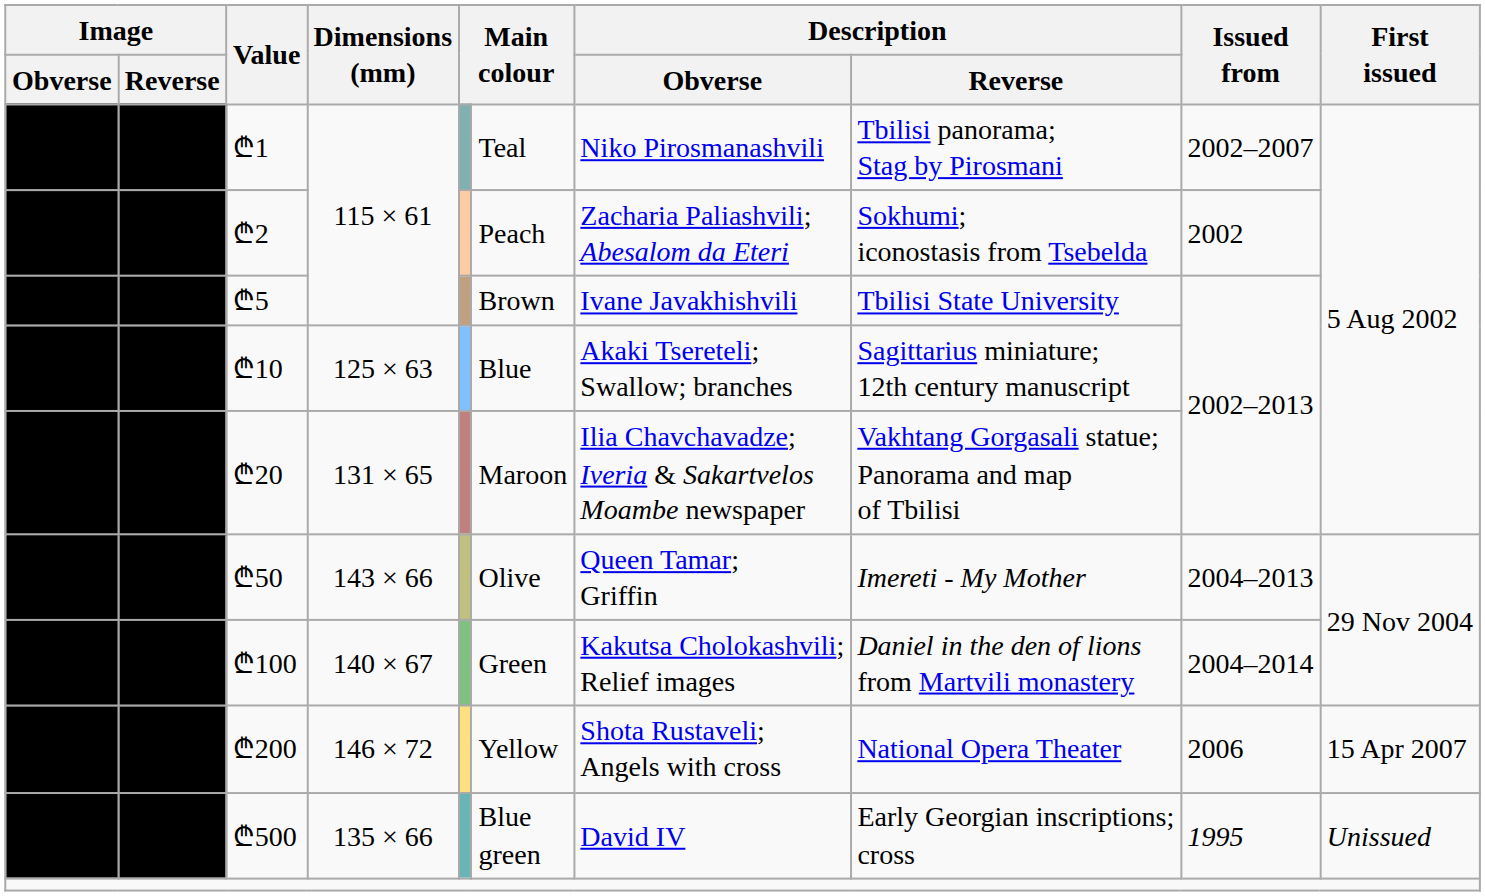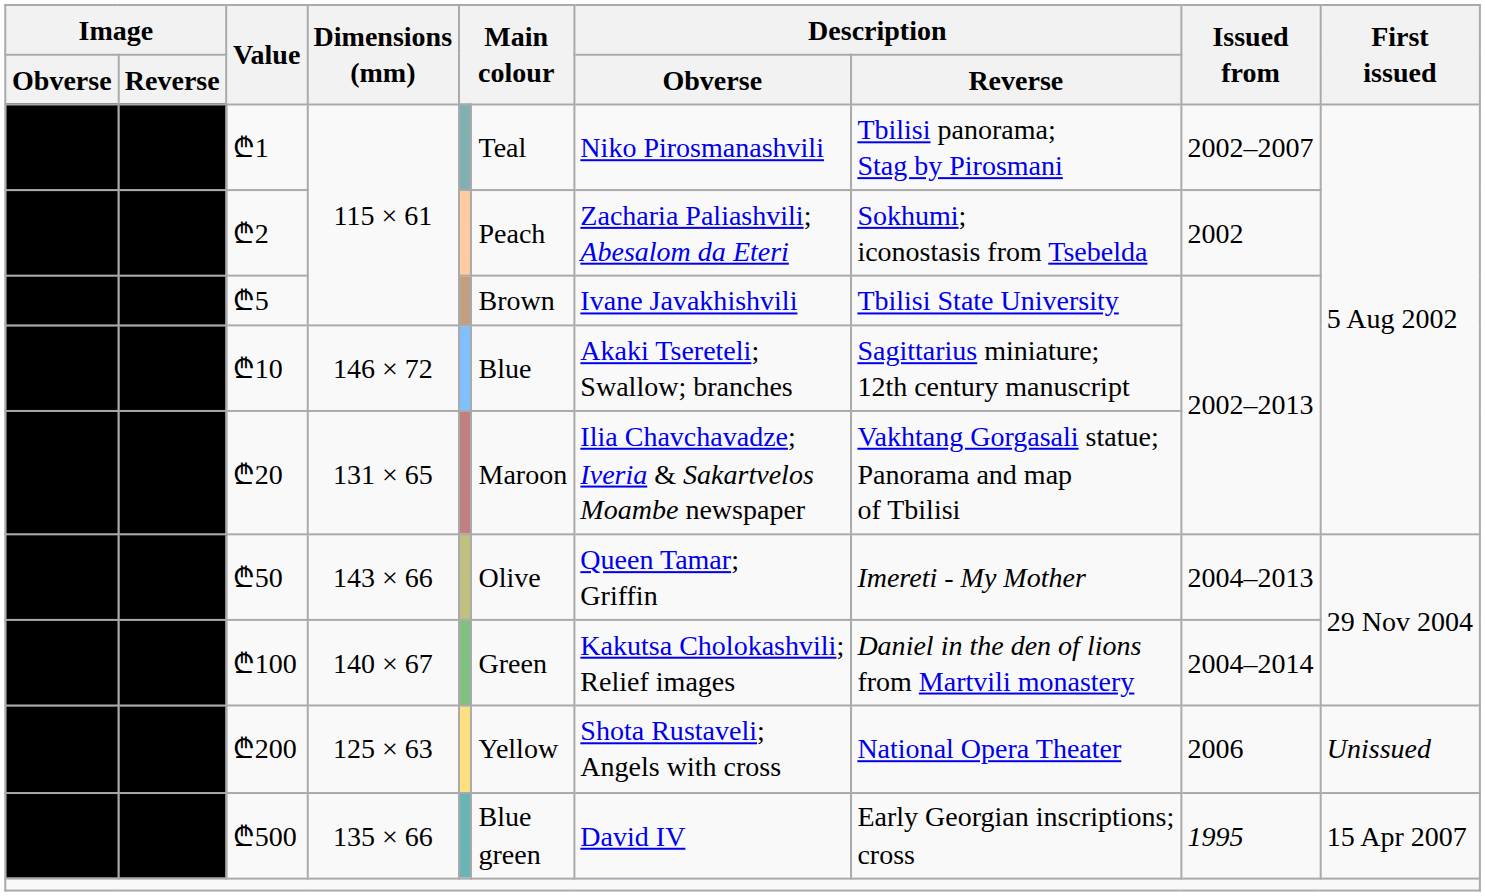(383, 368) 125 × 63 -> (383, 368) 146 × 72
(383, 749) 146 × 72 -> (383, 749) 125 × 63
(1397, 749) 15 Apr 2007 -> (1379, 749) Unissued
(1379, 835) Unissued -> (1397, 835) 15 Apr 2007
